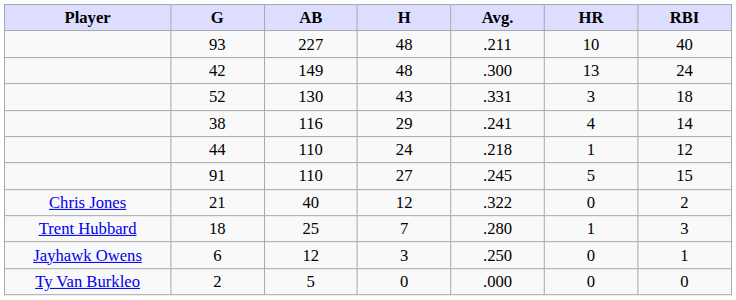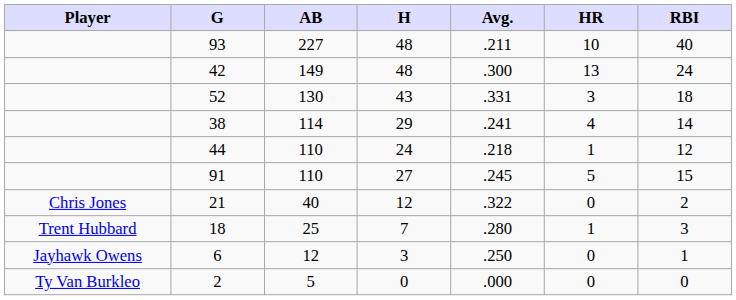(311, 123) 116 -> (311, 123) 114
